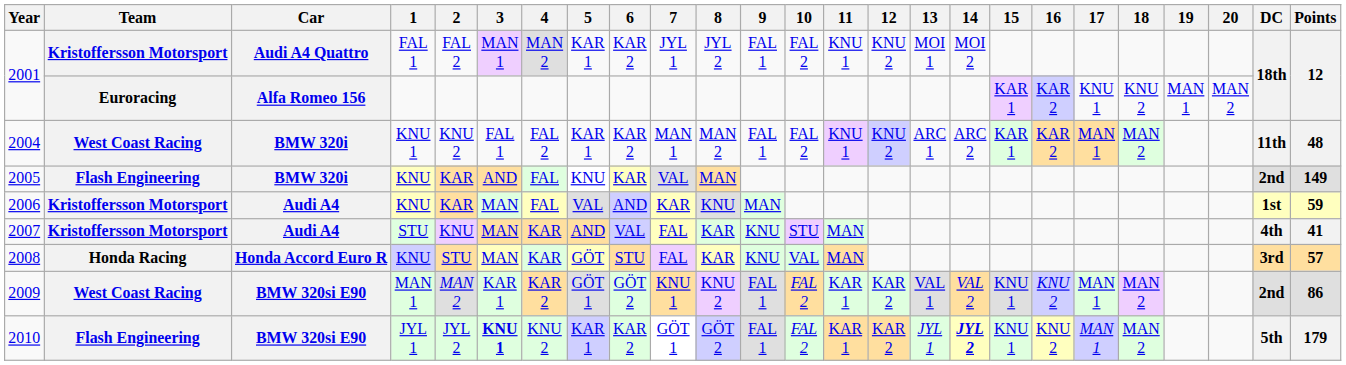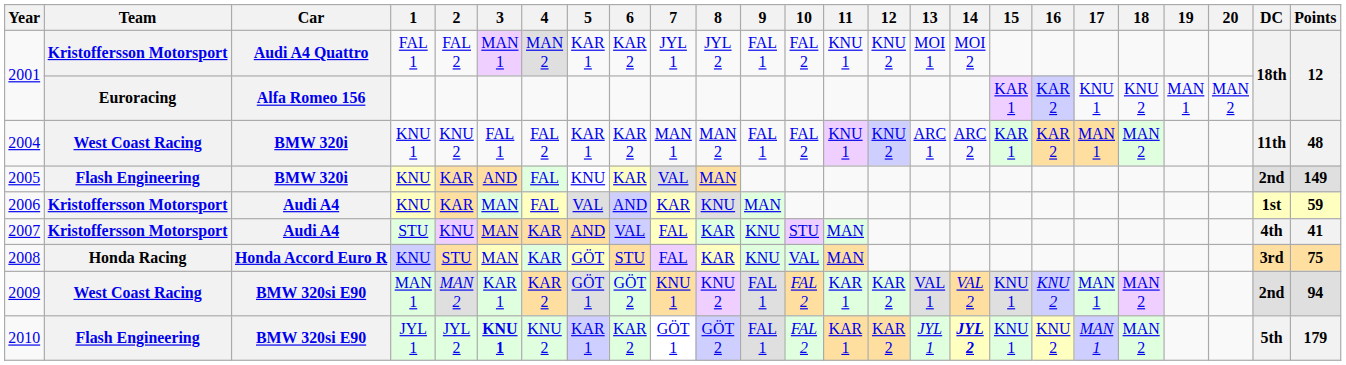(1315, 257) 57 -> (1315, 257) 75
(1315, 292) 86 -> (1315, 292) 94
